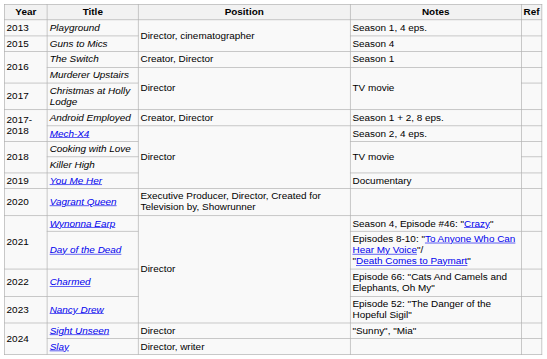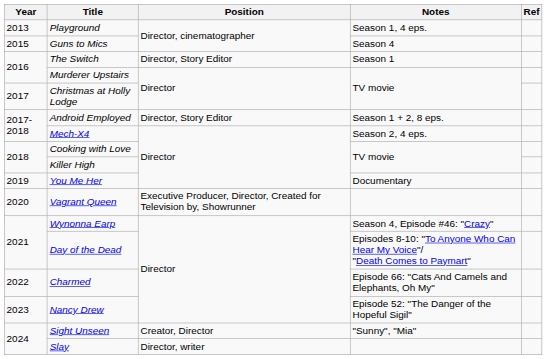(177, 59) Creator, Director -> (186, 59) Director, Story Editor
(177, 117) Creator, Director -> (186, 117) Director, Story Editor
(158, 331) Director -> (177, 331) Creator, Director
